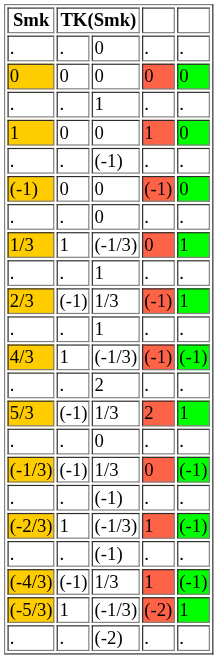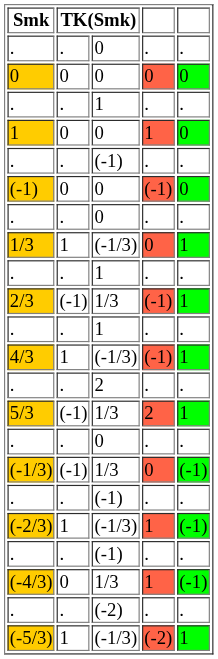(193, 357) (-1) -> (184, 357) 1
(74, 581) (-1) -> (64, 581) 0
rows swapped: (12, 638) <-> (31, 609)
